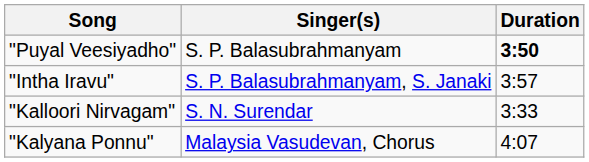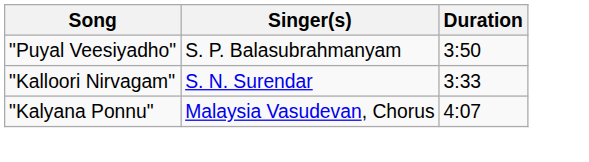(520, 51) bold -> (462, 51) normal
- row: (62, 81)
